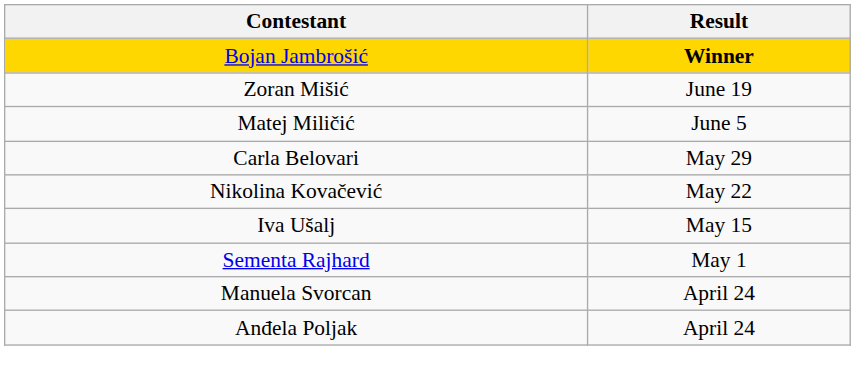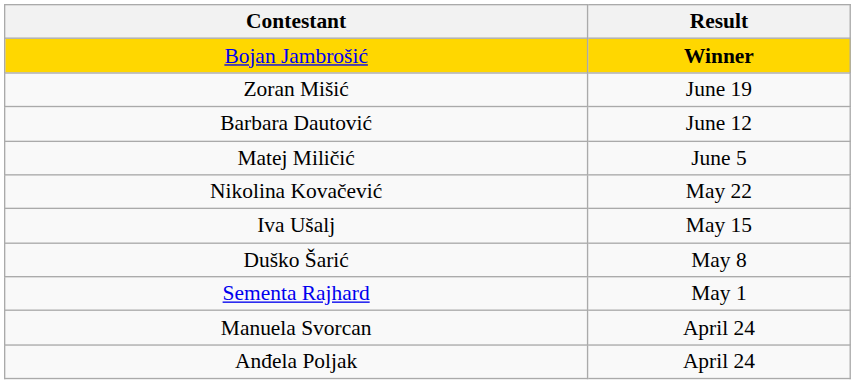+ row: (296, 123)
- row: (296, 157)
+ row: (296, 259)
